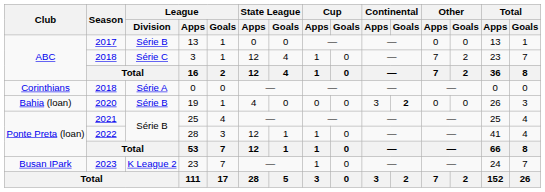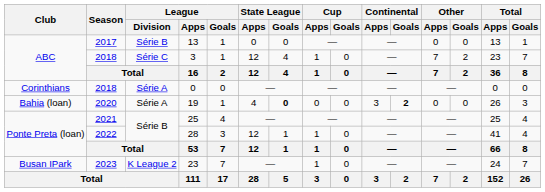(152, 103) Série B -> (152, 103) Série A
(286, 103) normal -> (286, 103) bold
